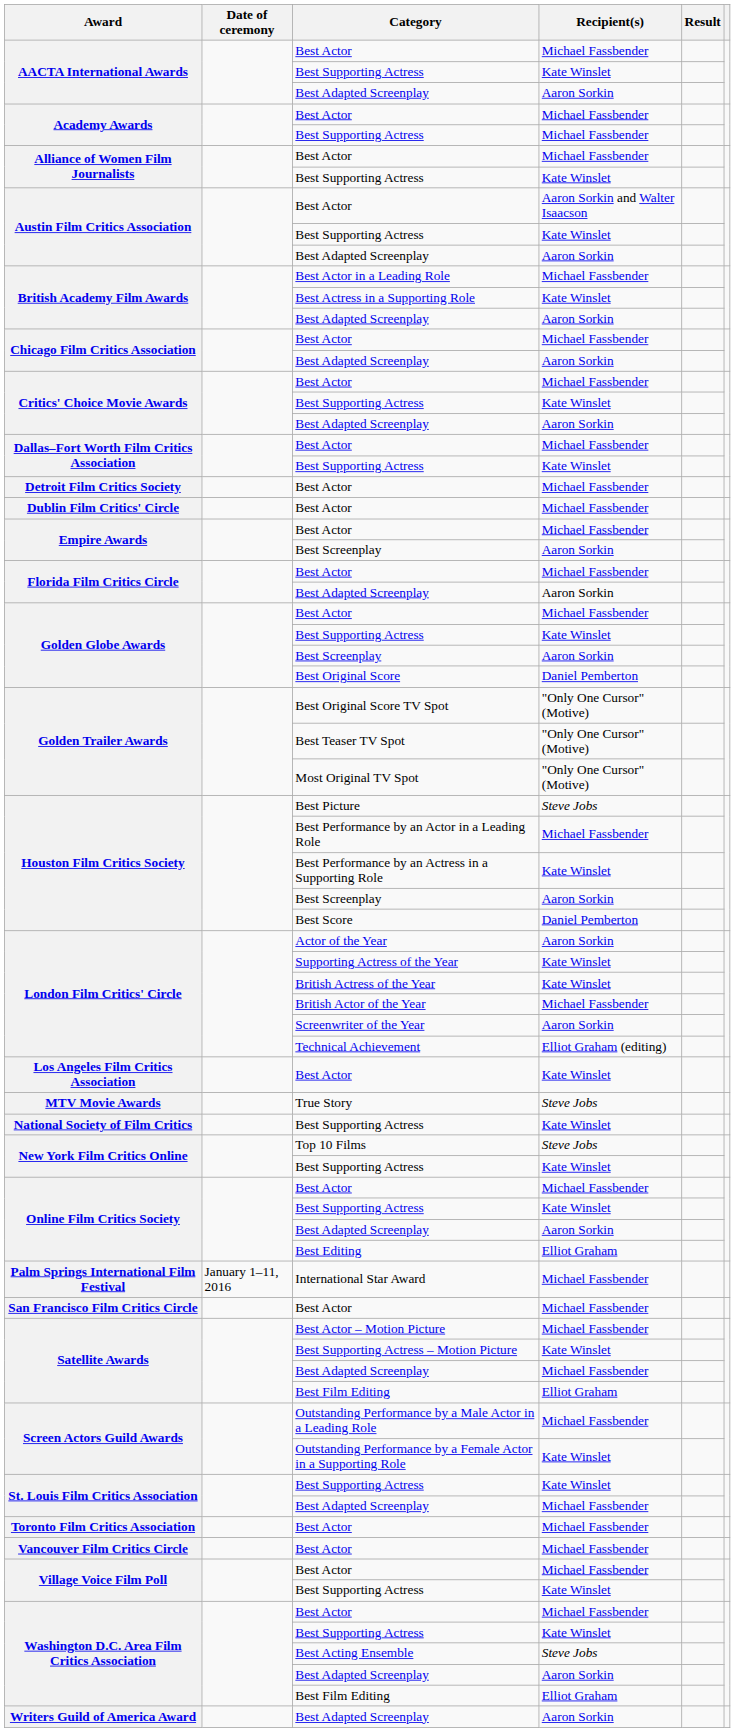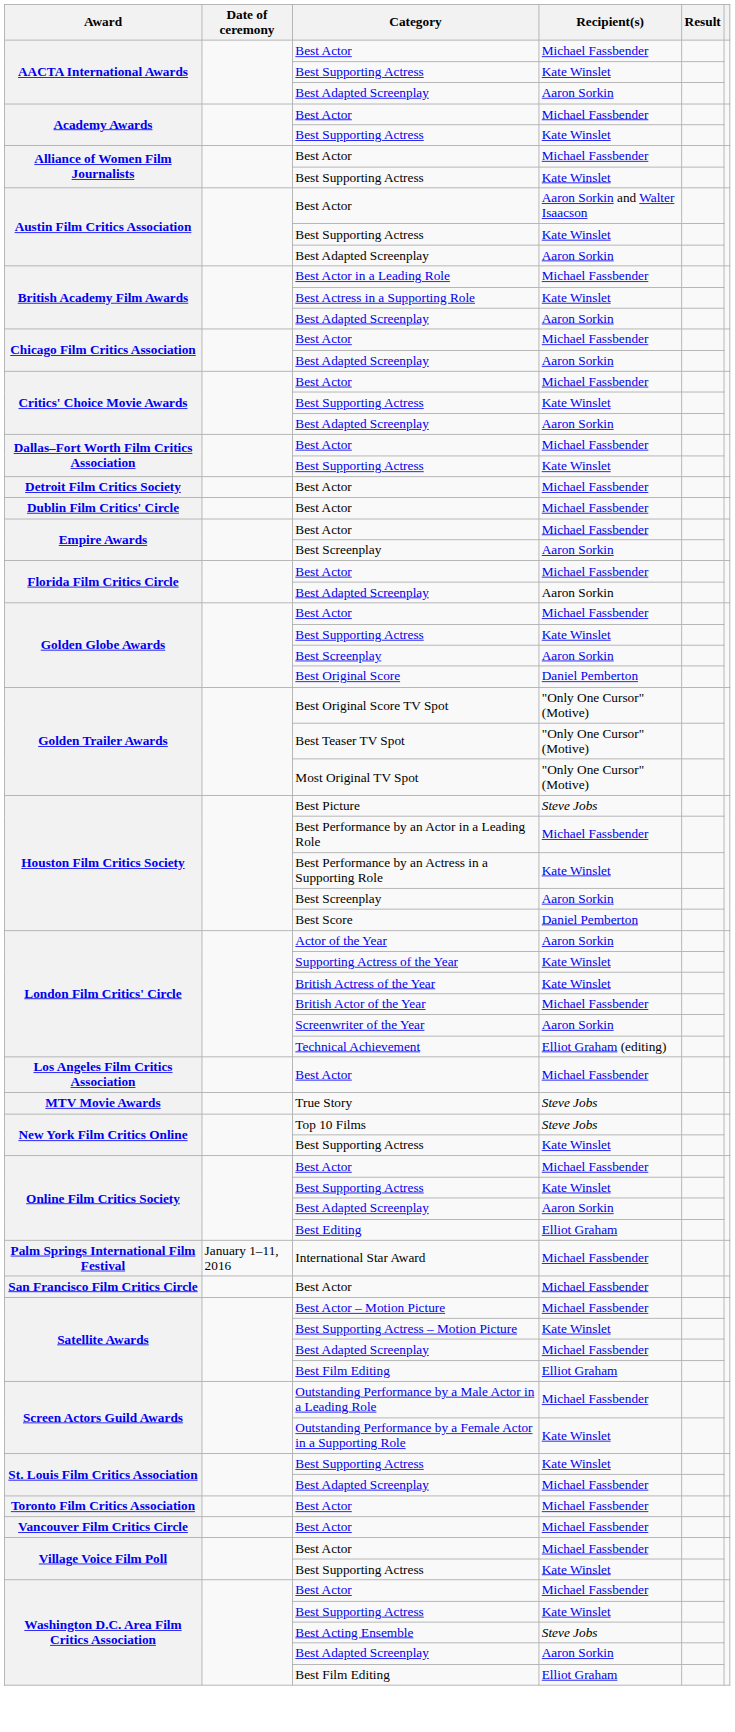(595, 135) Michael Fassbender -> (576, 135) Kate Winslet
(576, 1074) Kate Winslet -> (595, 1074) Michael Fassbender
- row: (103, 1124)
- row: (103, 1716)
